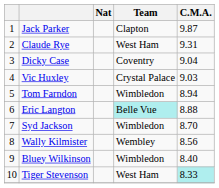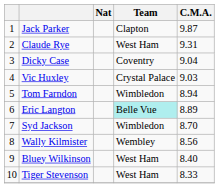(189, 110) 8.88 -> (189, 110) 8.89
(140, 158) Wimbledon -> (137, 158) West Ham
(189, 175) paleturquoise background -> (189, 175) no background
